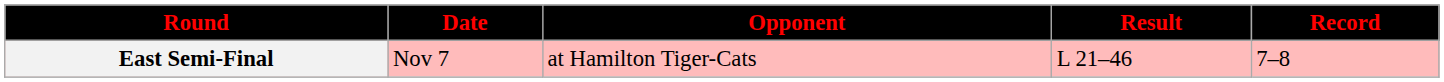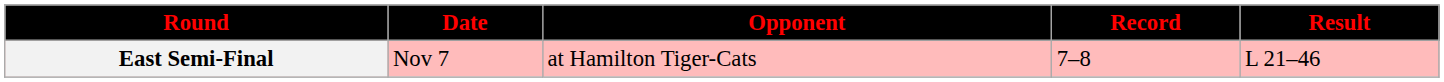columns swapped: (1151, 22) <-> (1345, 22)
